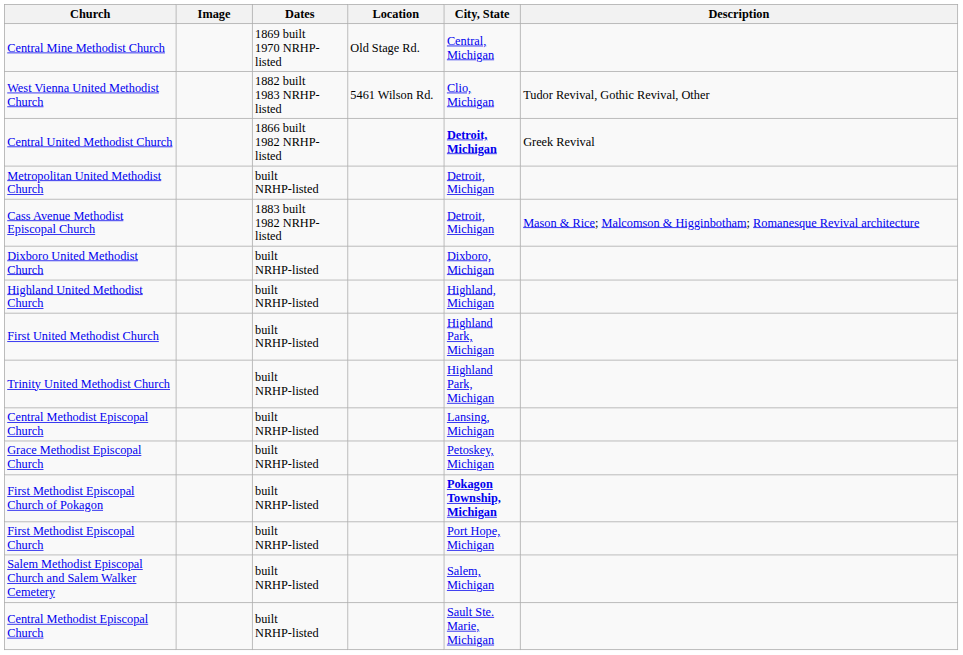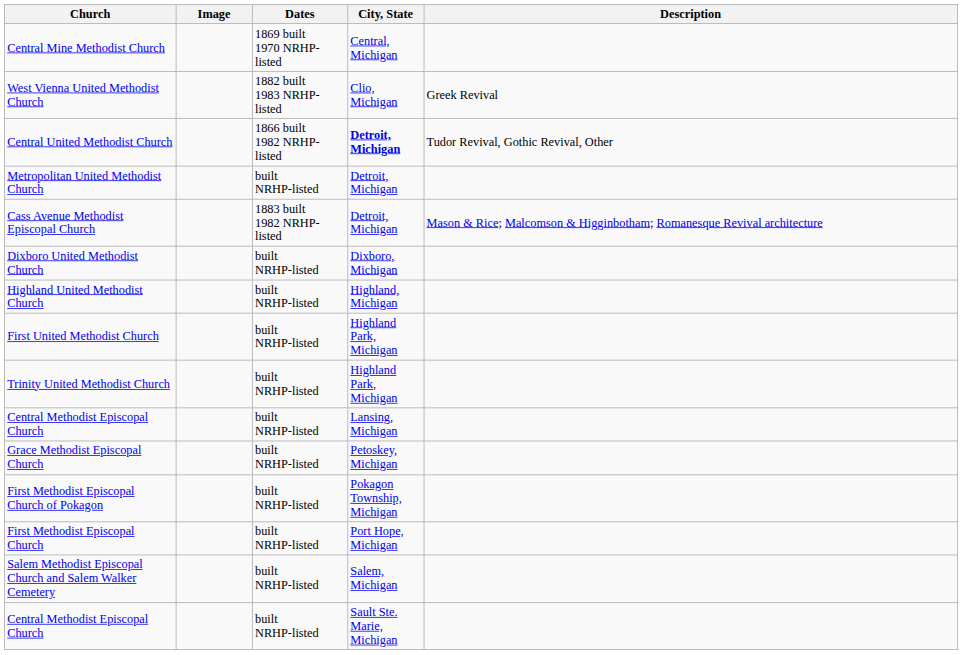- column: (396, 14)
(616, 94) Tudor Revival, Gothic Revival, Other -> (462, 94) Greek Revival
(559, 142) Greek Revival -> (520, 142) Tudor Revival, Gothic Revival, Other
(474, 498) bold -> (376, 498) normal
